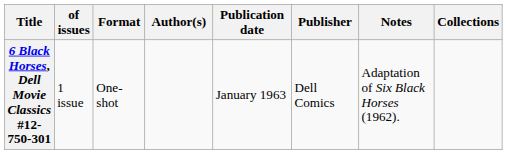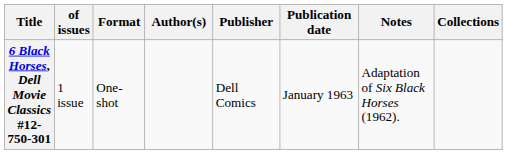columns swapped: (325, 22) <-> (252, 22)
